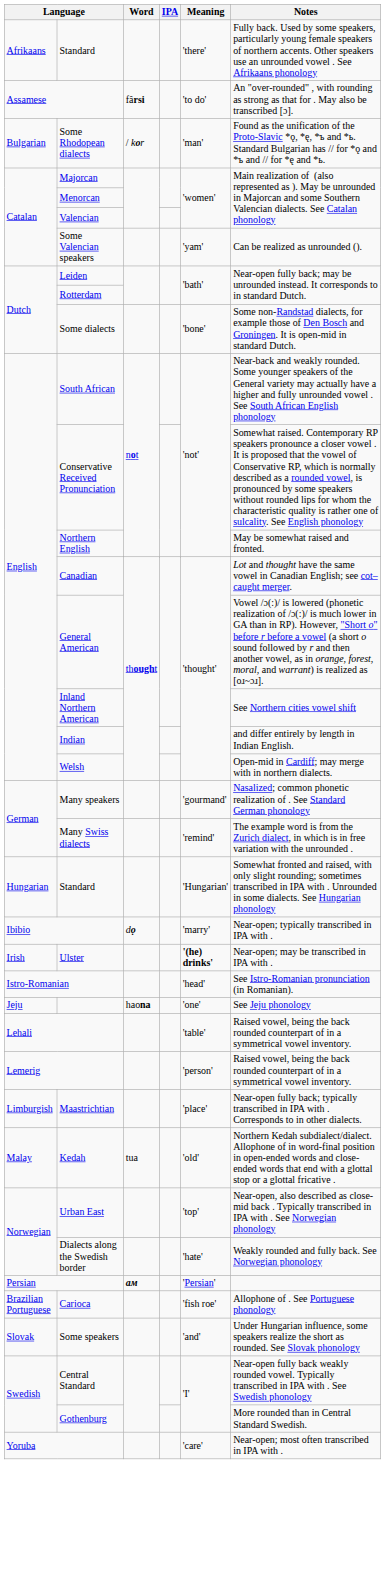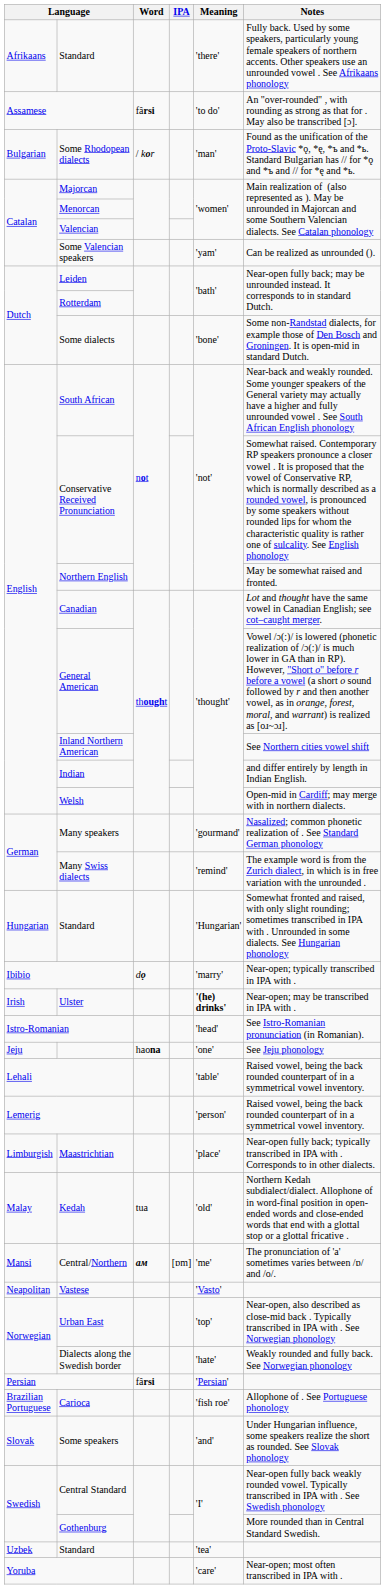+ row: (19, 1262)
+ row: (28, 1289)
(132, 1283) ам -> (145, 1381) fârsi
+ row: (20, 1549)
